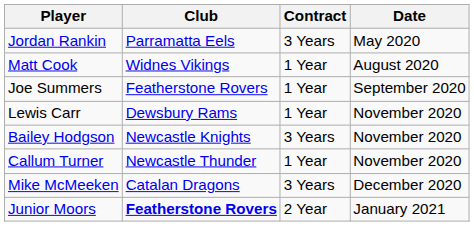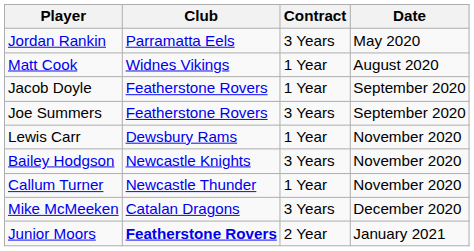+ row: (50, 88)
(305, 88) 1 Year -> (309, 112) 3 Years
